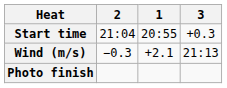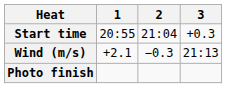columns swapped: (159, 14) <-> (117, 14)
